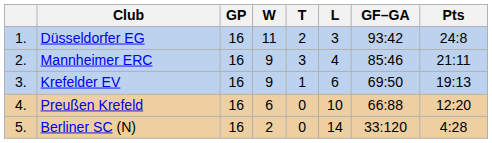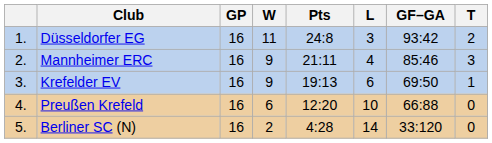columns swapped: (302, 15) <-> (454, 15)
